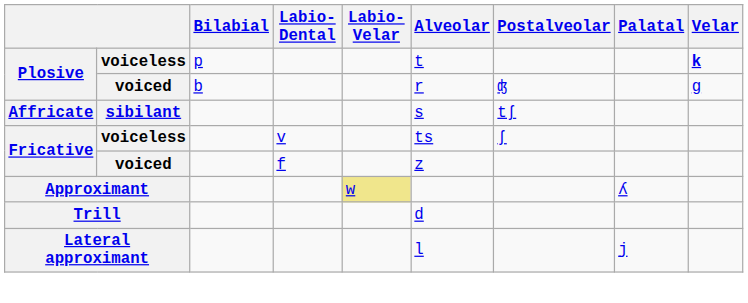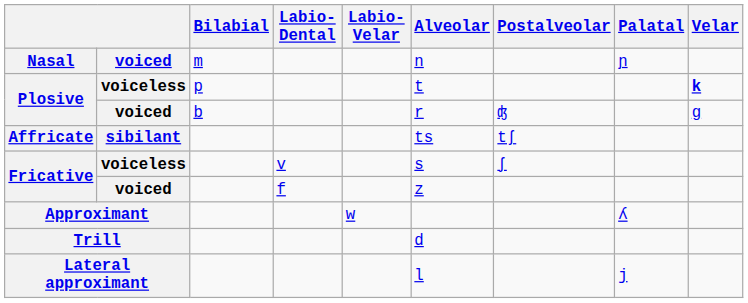+ row: (51, 61)
(419, 112) s -> (424, 138) ts
(424, 138) ts -> (419, 164) s
(351, 189) khaki background -> (351, 215) no background
